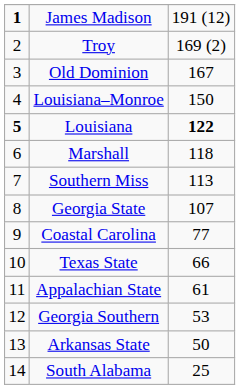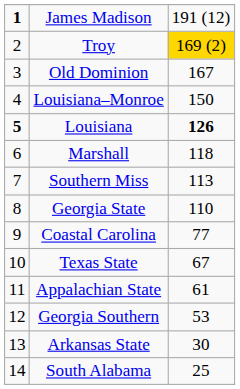(201, 45) no background -> (201, 45) gold background
(201, 126) 122 -> (201, 126) 126
(201, 208) 107 -> (201, 208) 110
(201, 262) 66 -> (201, 262) 67
(201, 343) 50 -> (201, 343) 30
